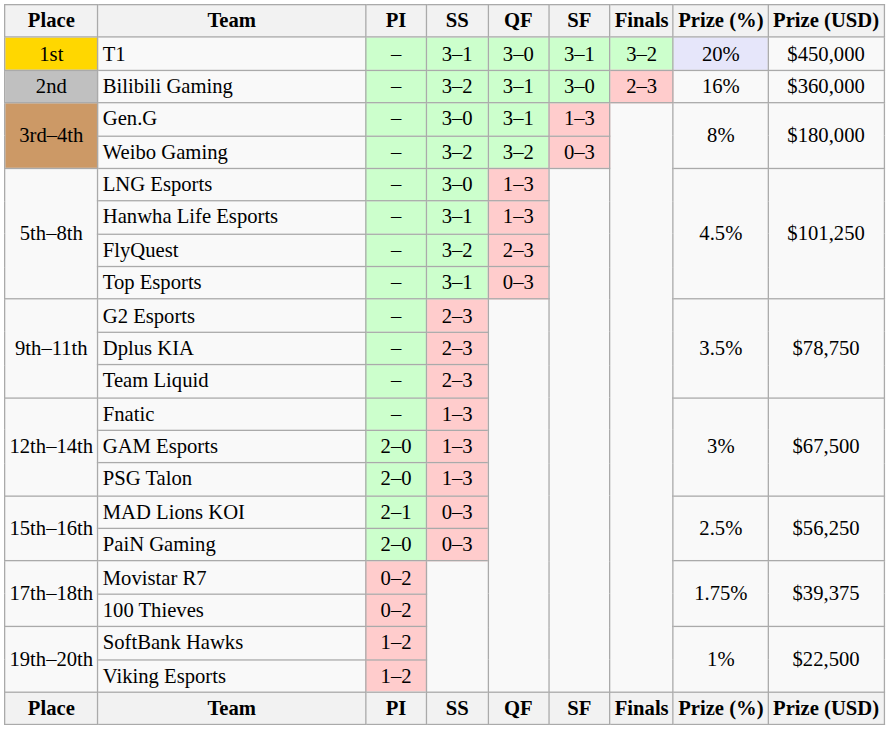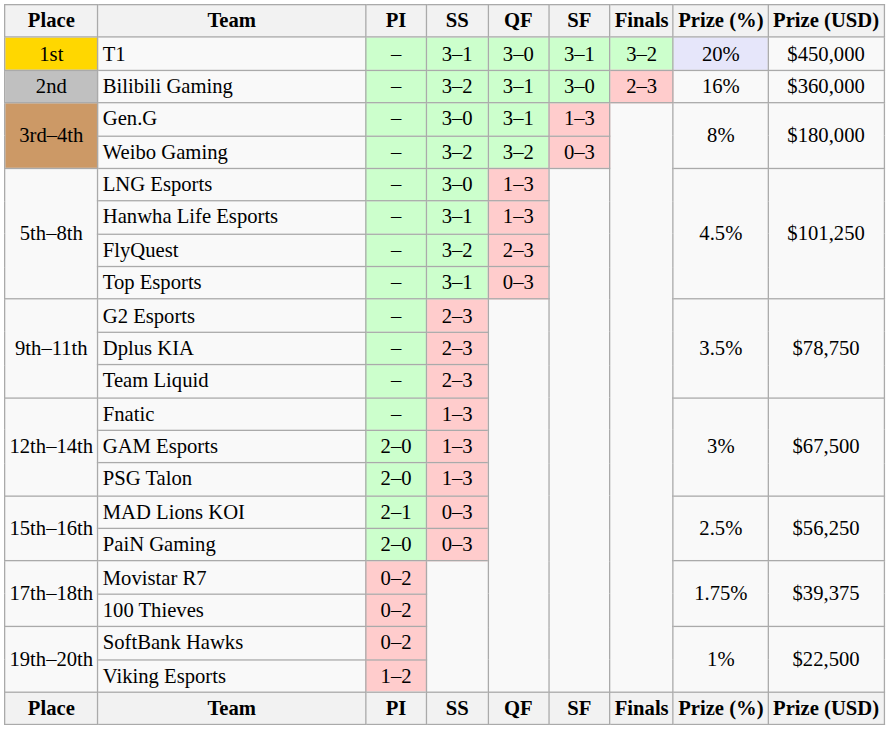(396, 642) 1–2 -> (396, 642) 0–2
